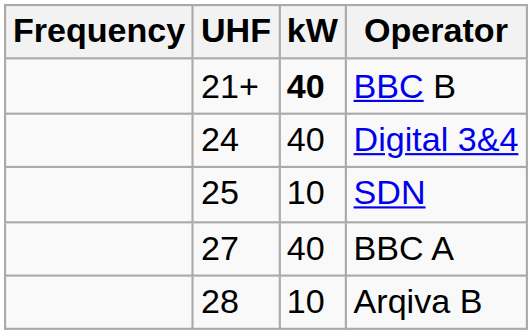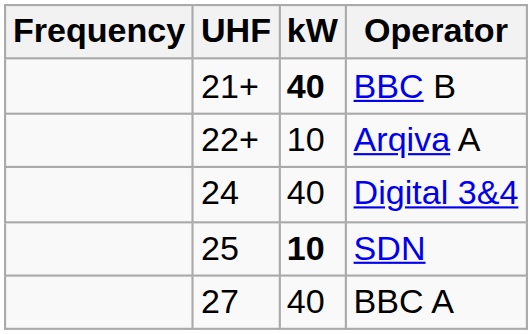+ row: (417, 139)
(306, 193) normal -> (306, 247) bold
- row: (418, 301)
